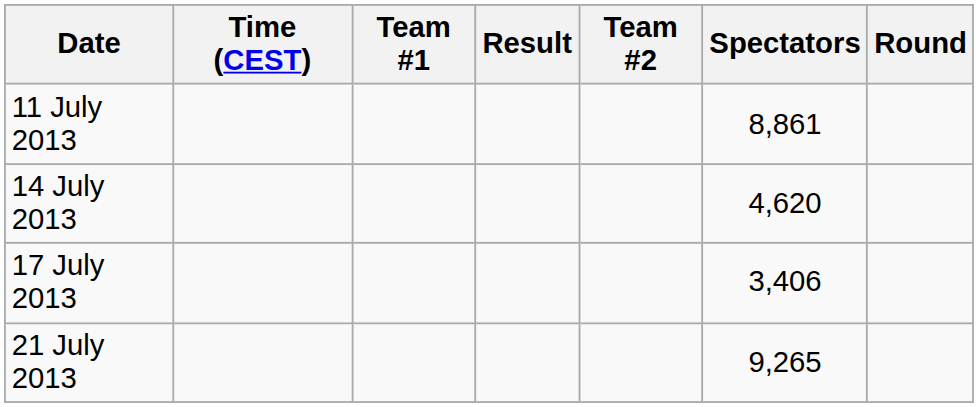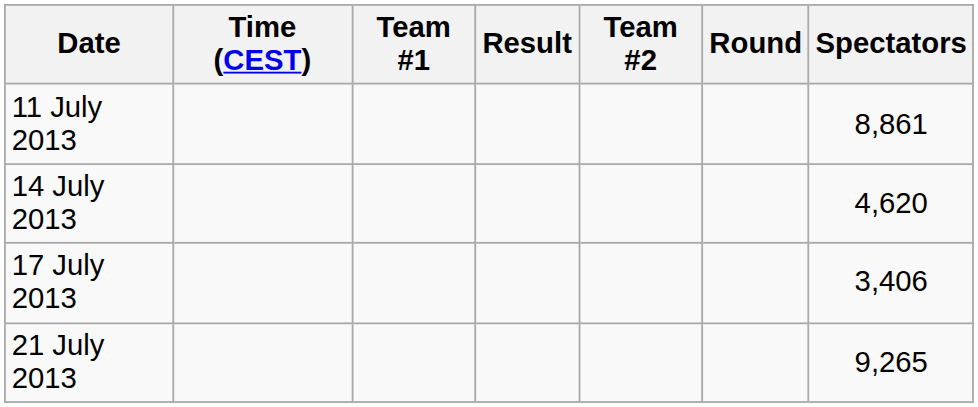columns swapped: (921, 44) <-> (785, 44)
